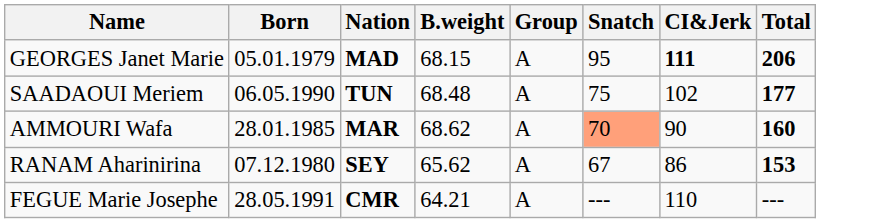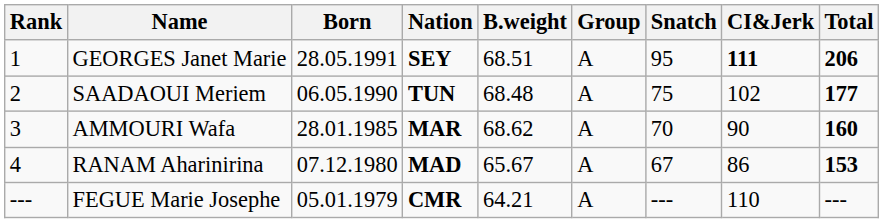+ column: (36, 22)
(285, 57) 05.01.1979 -> (347, 57) 28.05.1991
(372, 57) MAD -> (430, 57) SEY
(446, 57) 68.15 -> (508, 57) 68.51
(599, 128) lightsalmon background -> (662, 128) no background
(367, 164) SEY -> (435, 164) MAD
(446, 164) 65.62 -> (508, 164) 65.67
(285, 199) 28.05.1991 -> (347, 199) 05.01.1979
